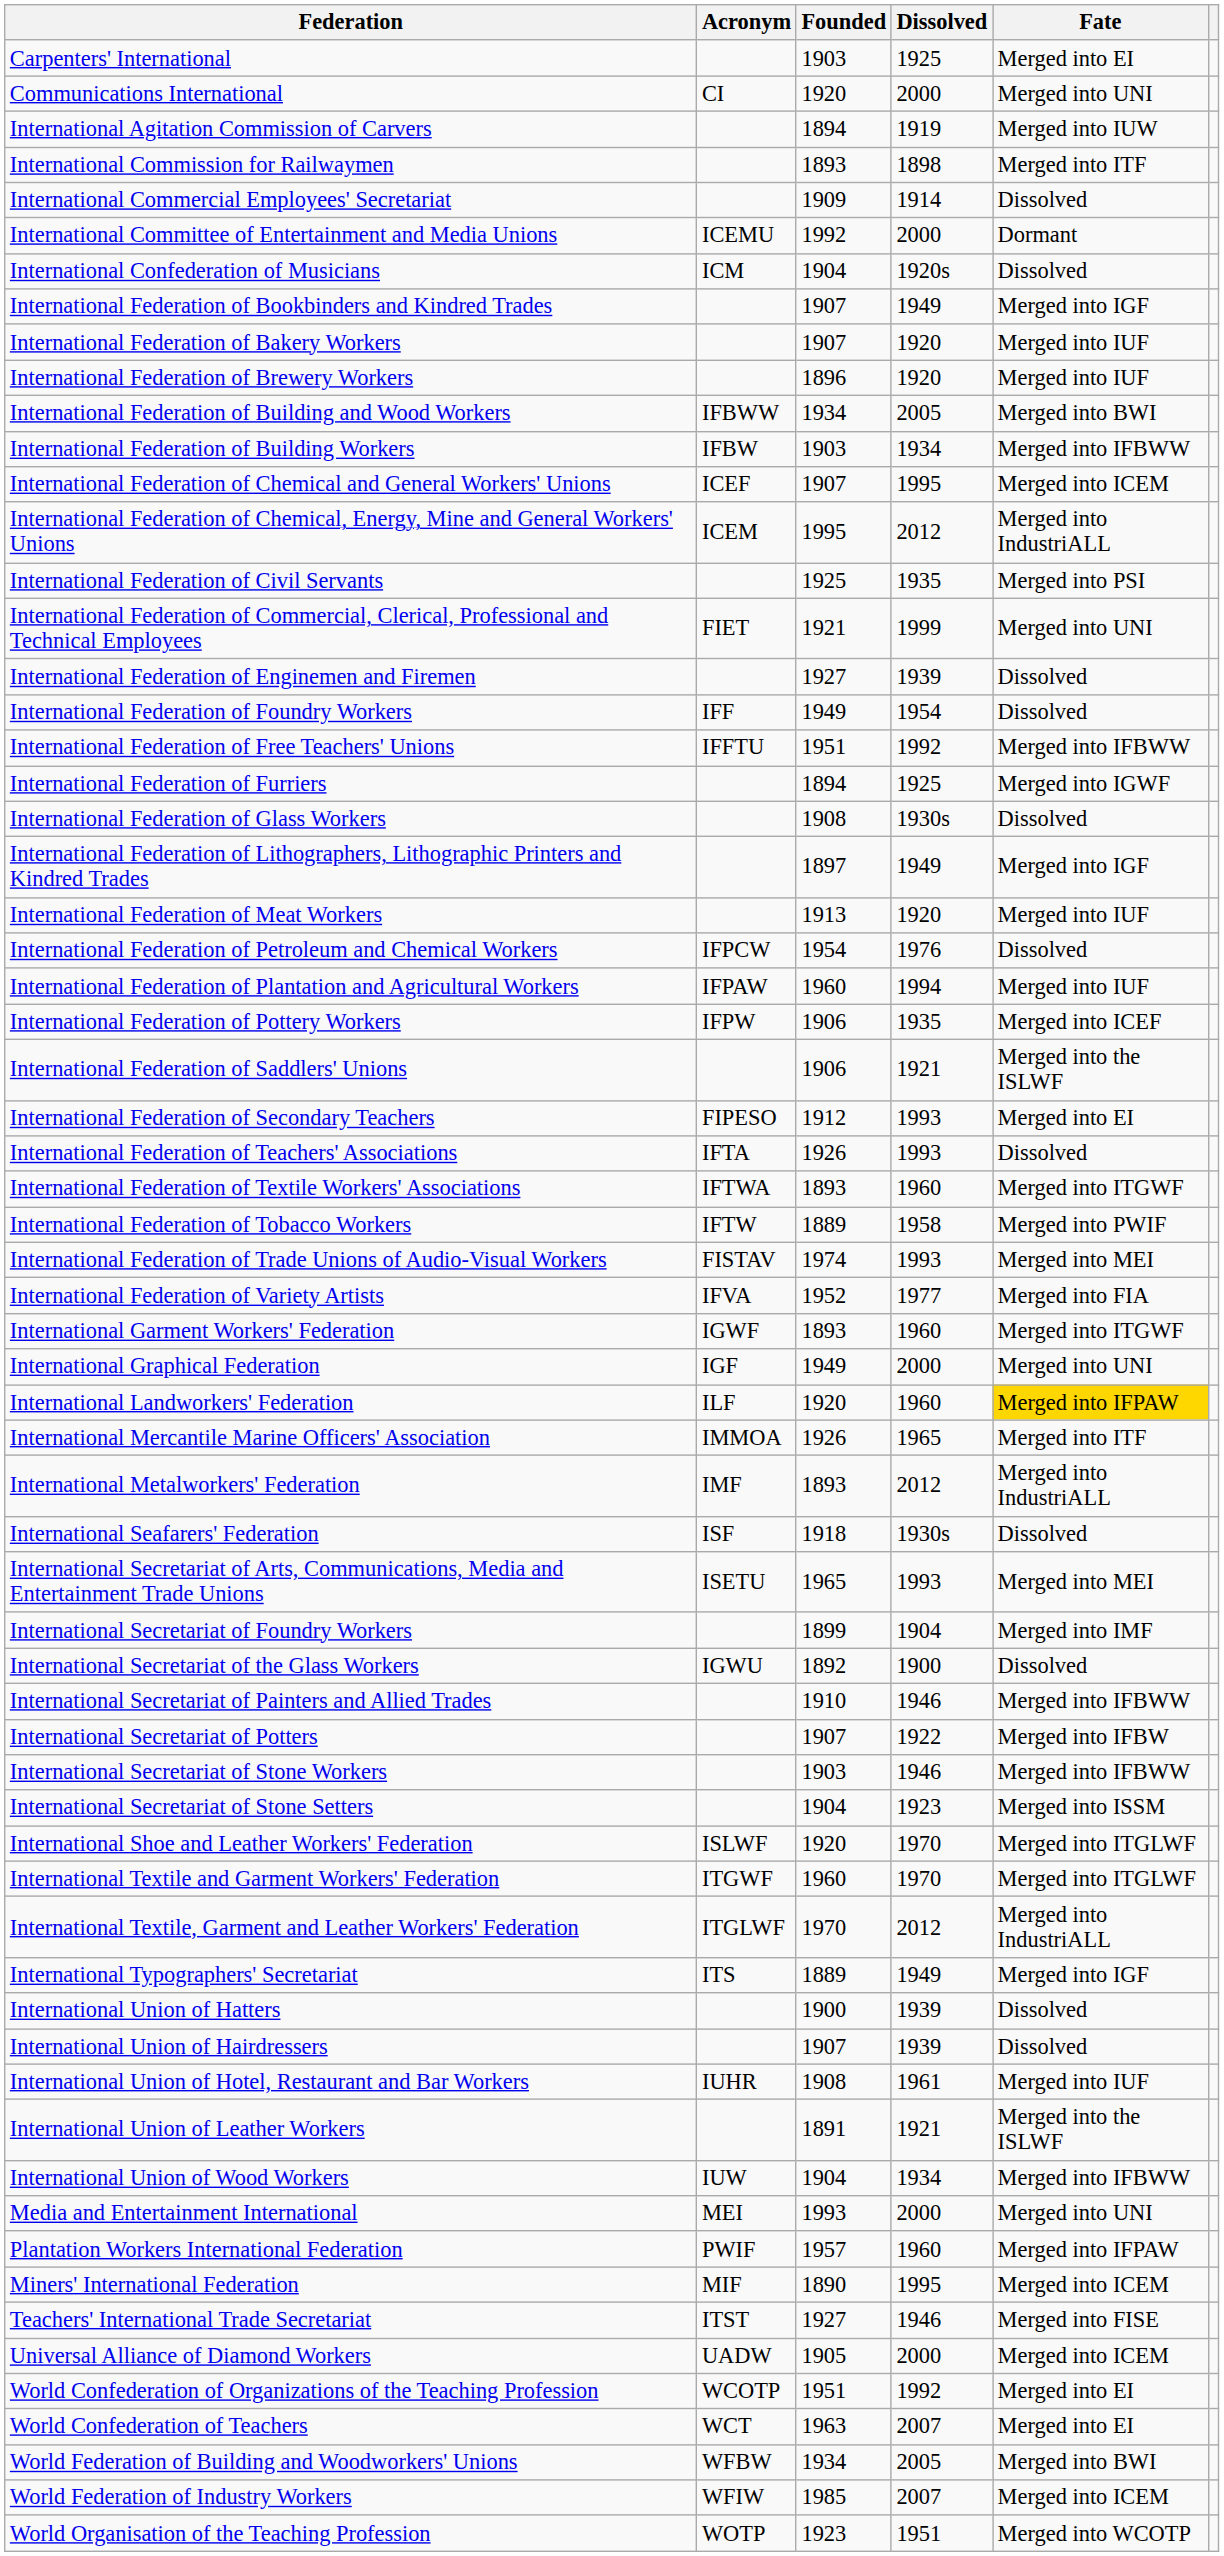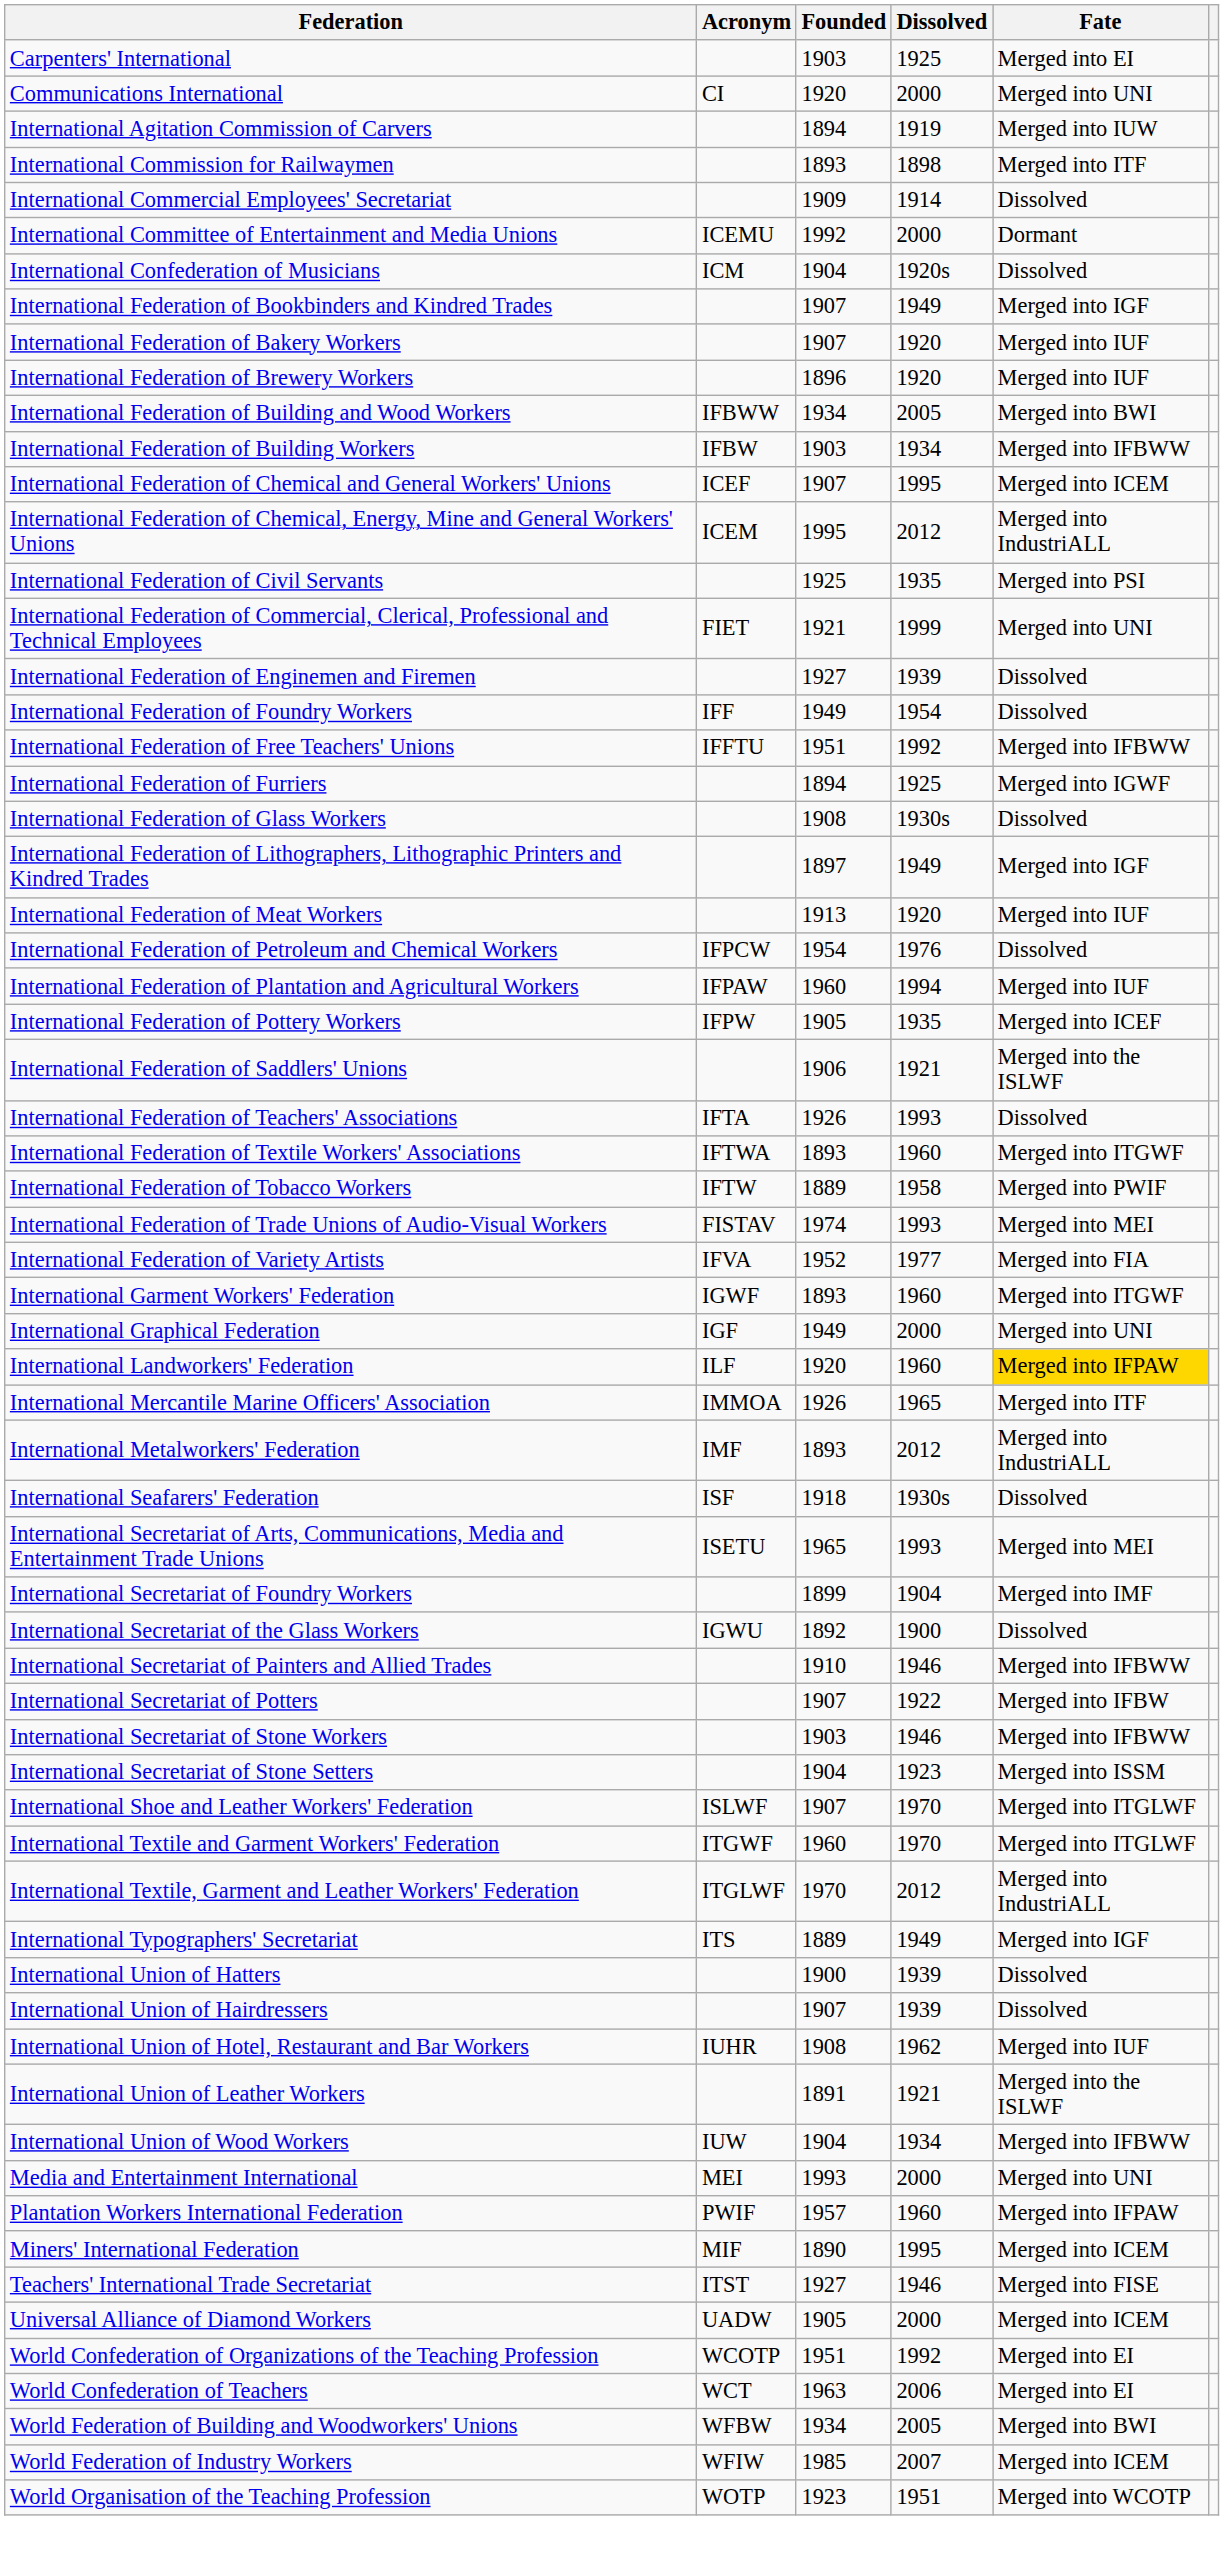(824, 1021) 1906 -> (824, 1021) 1905
- row: (222, 1117)
(824, 1843) 1920 -> (824, 1807) 1907
(919, 2081) 1961 -> (919, 2045) 1962
(919, 2426) 2007 -> (919, 2390) 2006
